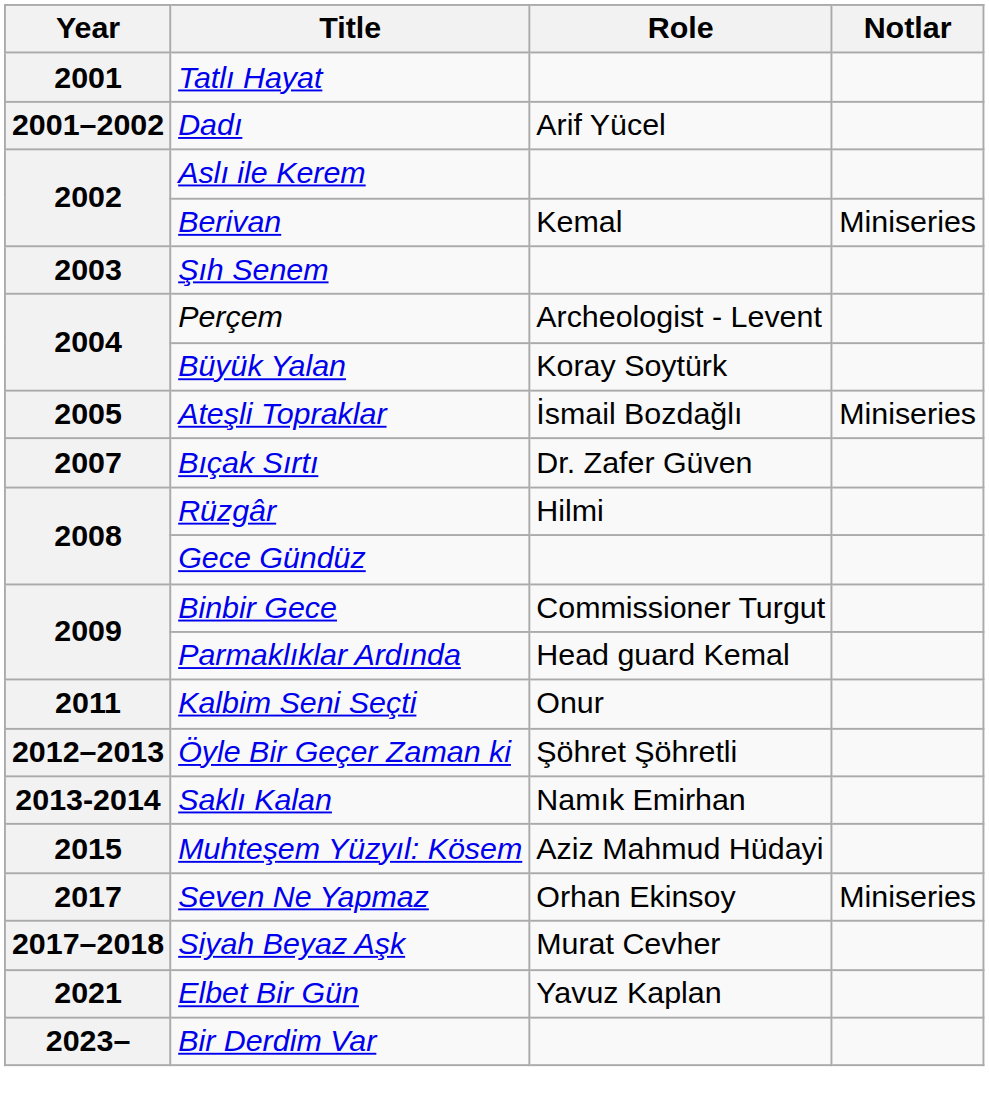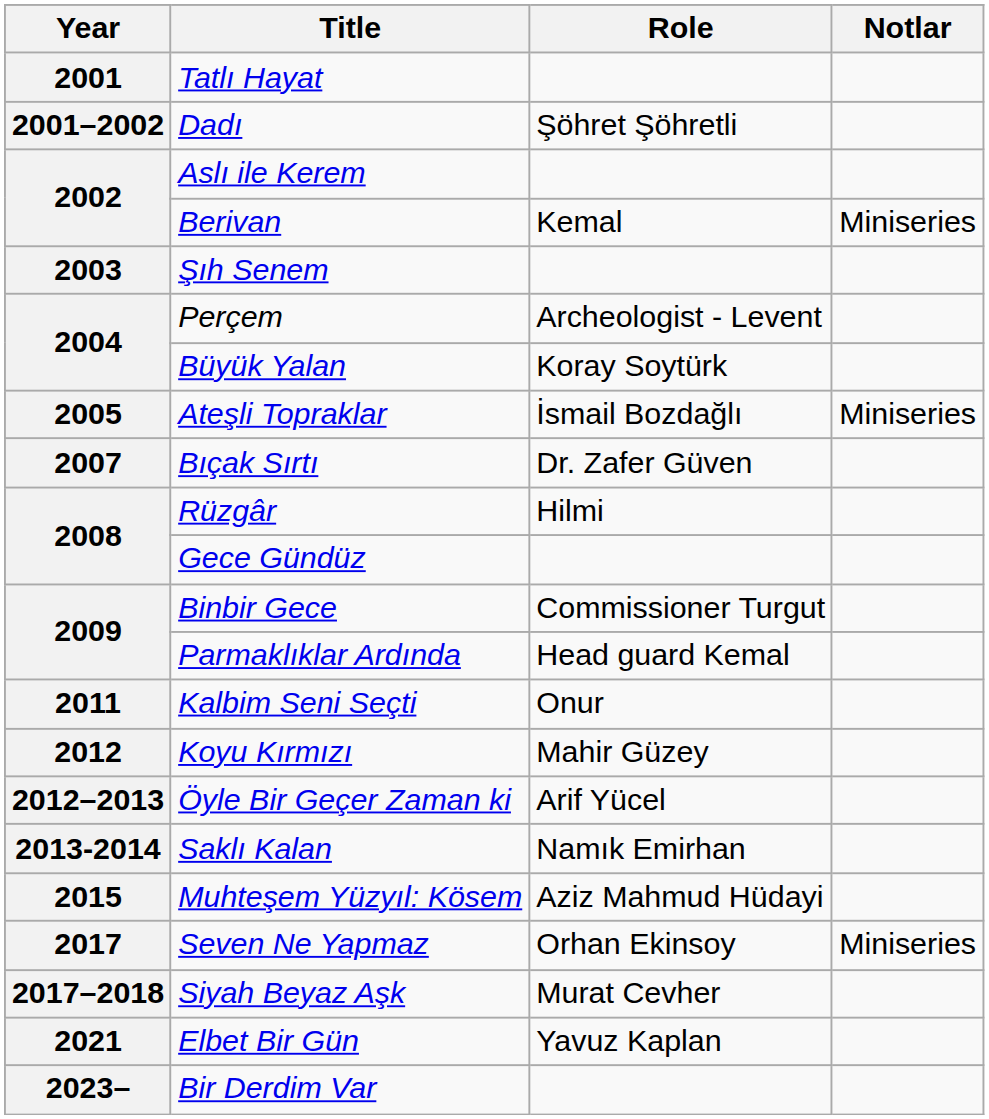(601, 125) Arif Yücel -> (637, 125) Şöhret Şöhretli
+ row: (265, 751)
(637, 751) Şöhret Şöhretli -> (601, 800) Arif Yücel
